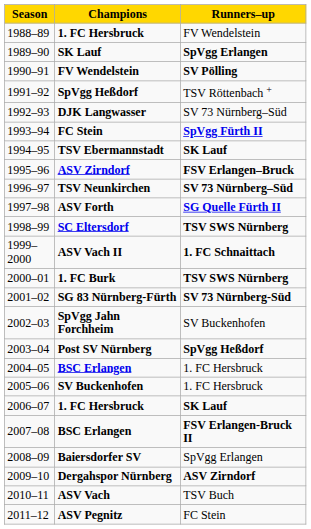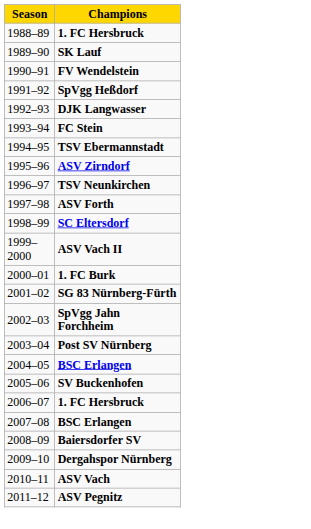- column: (243, 14)
